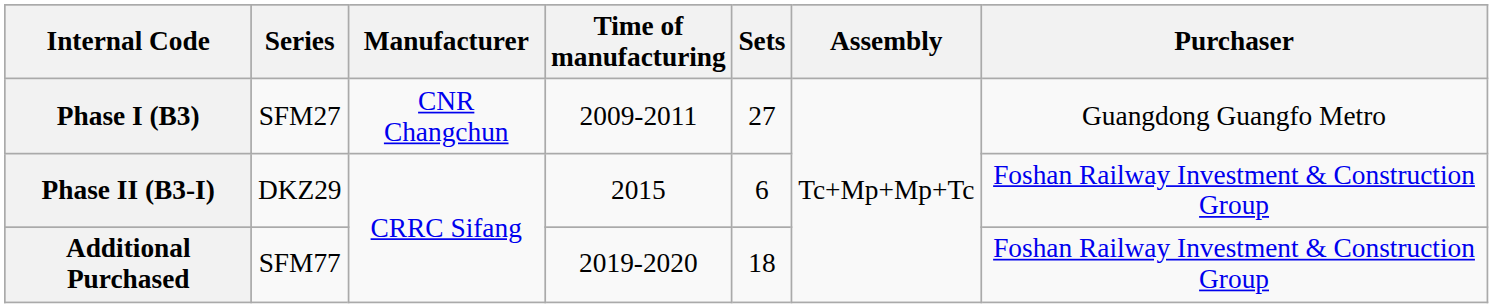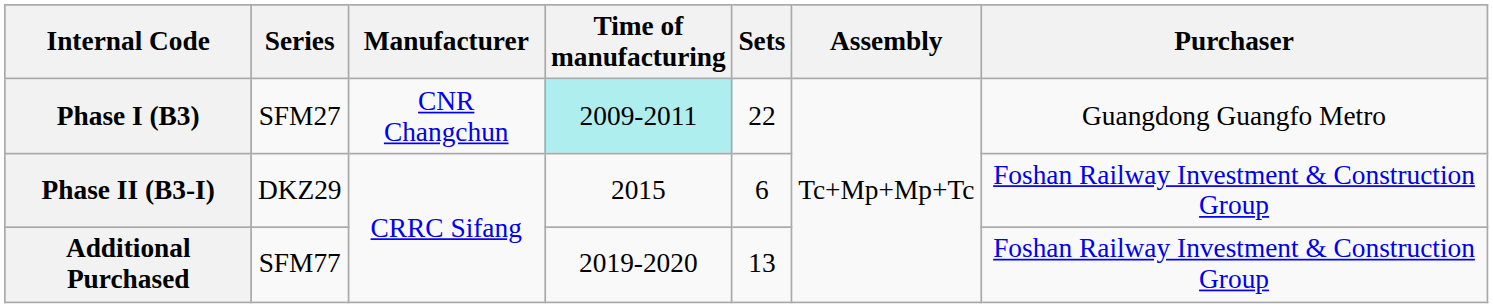(638, 115) no background -> (638, 115) paleturquoise background
(762, 115) 27 -> (762, 115) 22
(762, 264) 18 -> (762, 264) 13
